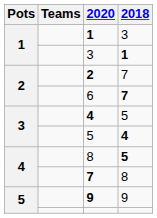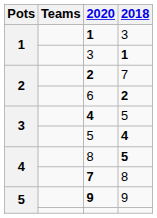(124, 95) 7 -> (124, 95) 2
